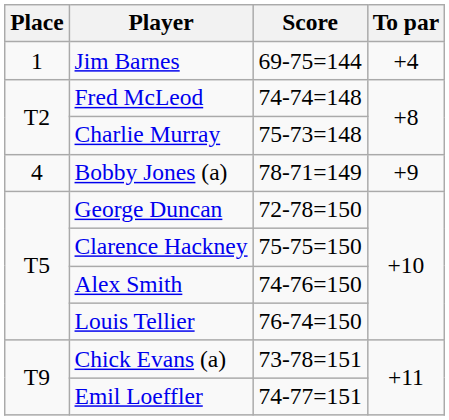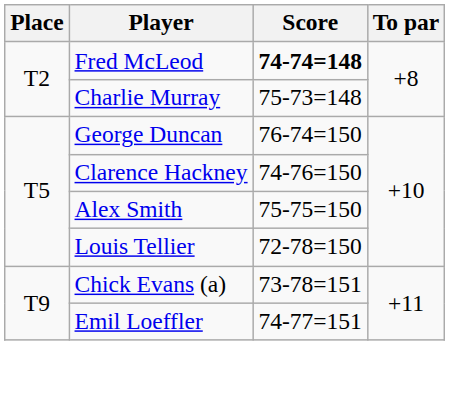- row: (127, 60)
(310, 97) normal -> (310, 60) bold
- row: (151, 172)
(310, 209) 72-78=150 -> (310, 135) 76-74=150
(310, 246) 75-75=150 -> (310, 172) 74-76=150
(310, 284) 74-76=150 -> (310, 209) 75-75=150
(310, 321) 76-74=150 -> (310, 246) 72-78=150
